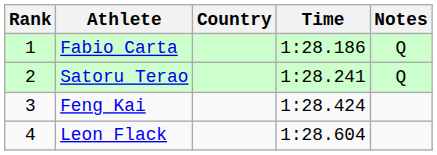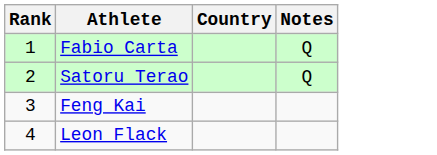- column: (323, 19)
